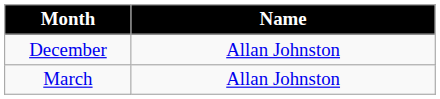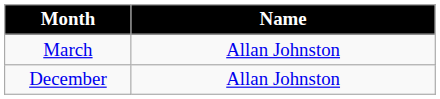rows swapped: (68, 49) <-> (68, 79)
